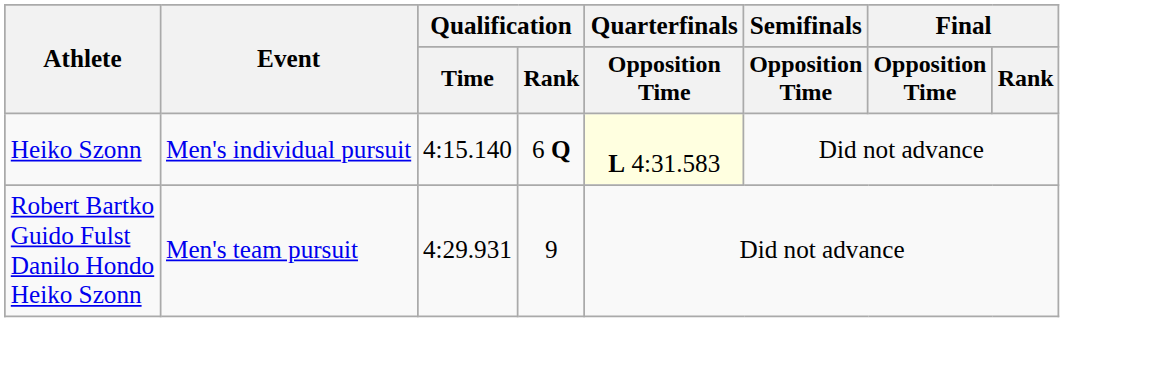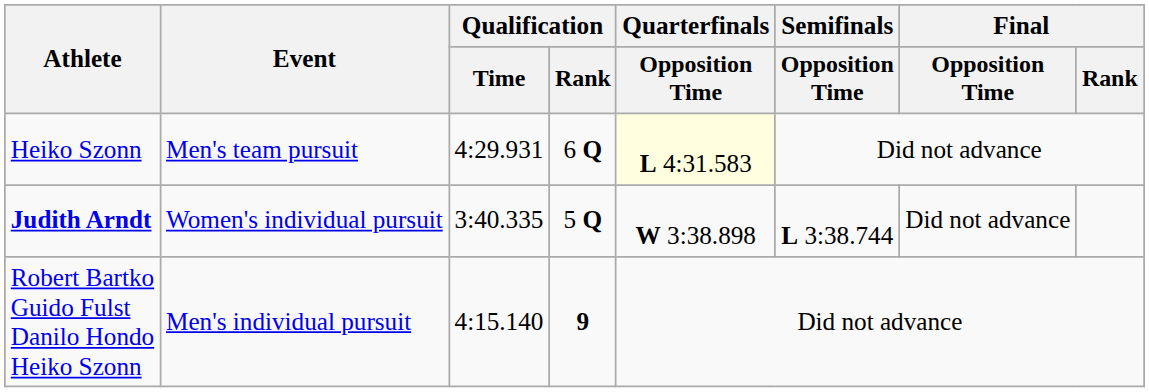(289, 149) Men's individual pursuit -> (262, 149) Men's team pursuit
(467, 149) 4:15.140 -> (499, 149) 4:29.931
+ row: (81, 220)
(262, 250) Men's team pursuit -> (289, 321) Men's individual pursuit
(467, 250) 4:29.931 -> (499, 321) 4:15.140
(551, 250) normal -> (583, 321) bold
